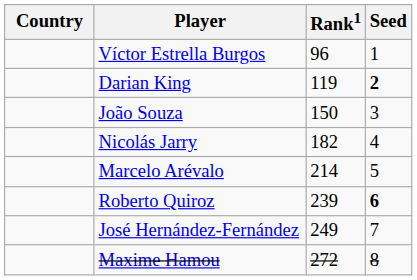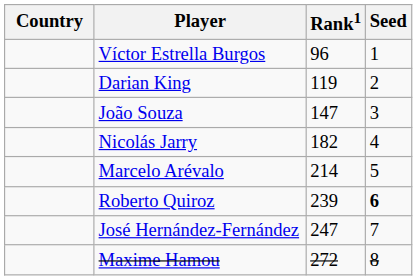(374, 83) bold -> (374, 83) normal
(324, 112) 150 -> (324, 112) 147
(324, 230) 249 -> (324, 230) 247
